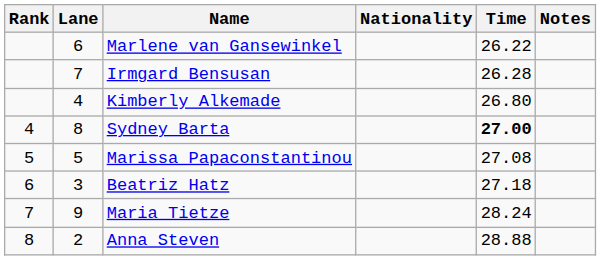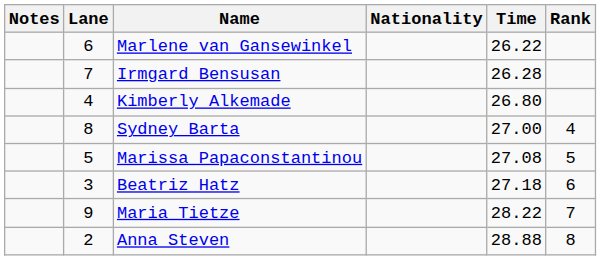columns swapped: (29, 19) <-> (565, 19)
(506, 130) bold -> (516, 130) normal
(506, 213) 28.24 -> (516, 213) 28.22
